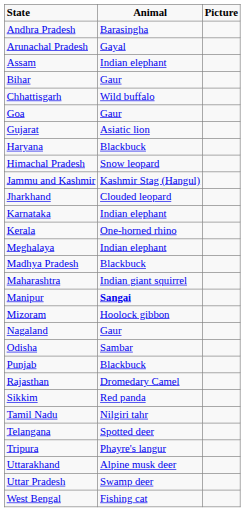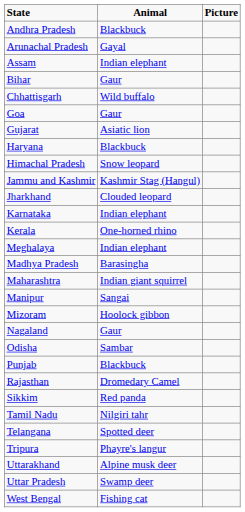(124, 29) Barasingha -> (123, 29) Blackbuck
(123, 264) Blackbuck -> (124, 264) Barasingha
(116, 297) bold -> (115, 297) normal
